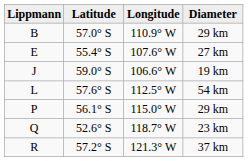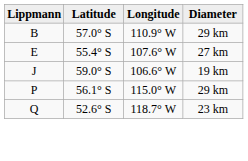- row: (34, 90)
- row: (34, 147)
